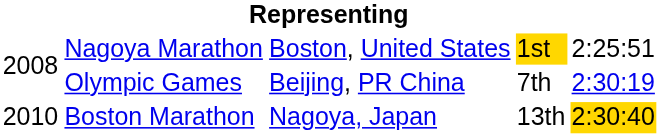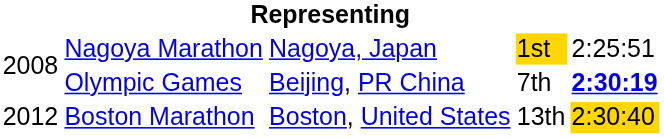(390, 48) Boston, United States -> (353, 48) Nagoya, Japan
(613, 83) normal -> (615, 83) bold
(30, 117) 2010 -> (30, 117) 2012
(353, 117) Nagoya, Japan -> (390, 117) Boston, United States
